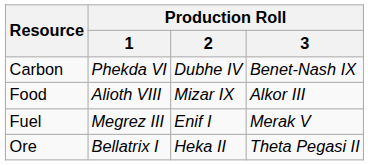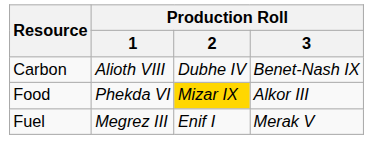(129, 69) Phekda VI -> (130, 69) Alioth VIII
(126, 95) Alioth VIII -> (133, 95) Phekda VI
(204, 95) no background -> (208, 95) gold background
- row: (23, 147)
